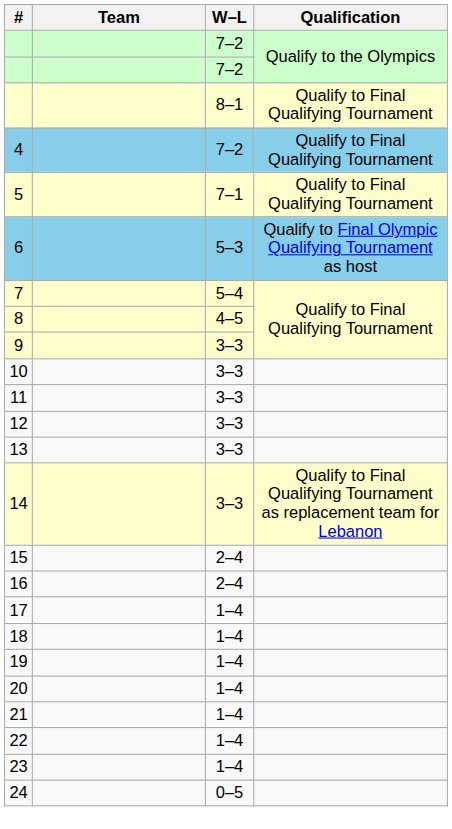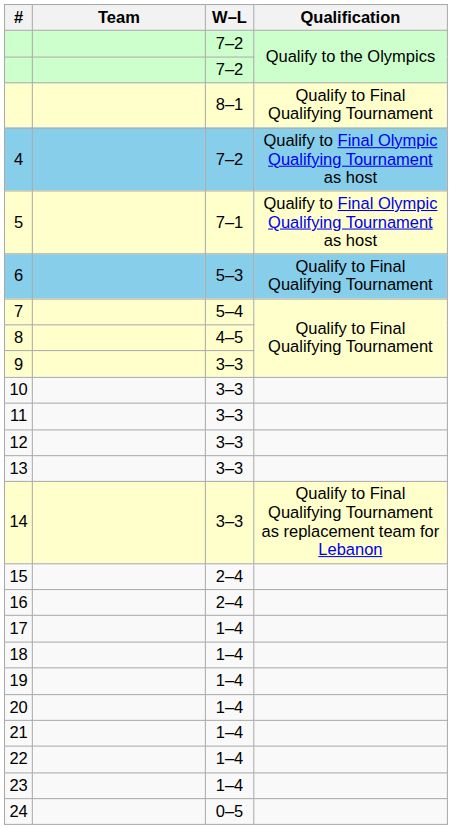(350, 149) Qualify to Final Qualifying Tournament -> (350, 159) Qualify to Final Olympic Qualifying Tournament as host
(350, 194) Qualify to Final Qualifying Tournament -> (350, 222) Qualify to Final Olympic Qualifying Tournament as host
(350, 248) Qualify to Final Olympic Qualifying Tournament as host -> (350, 276) Qualify to Final Qualifying Tournament
